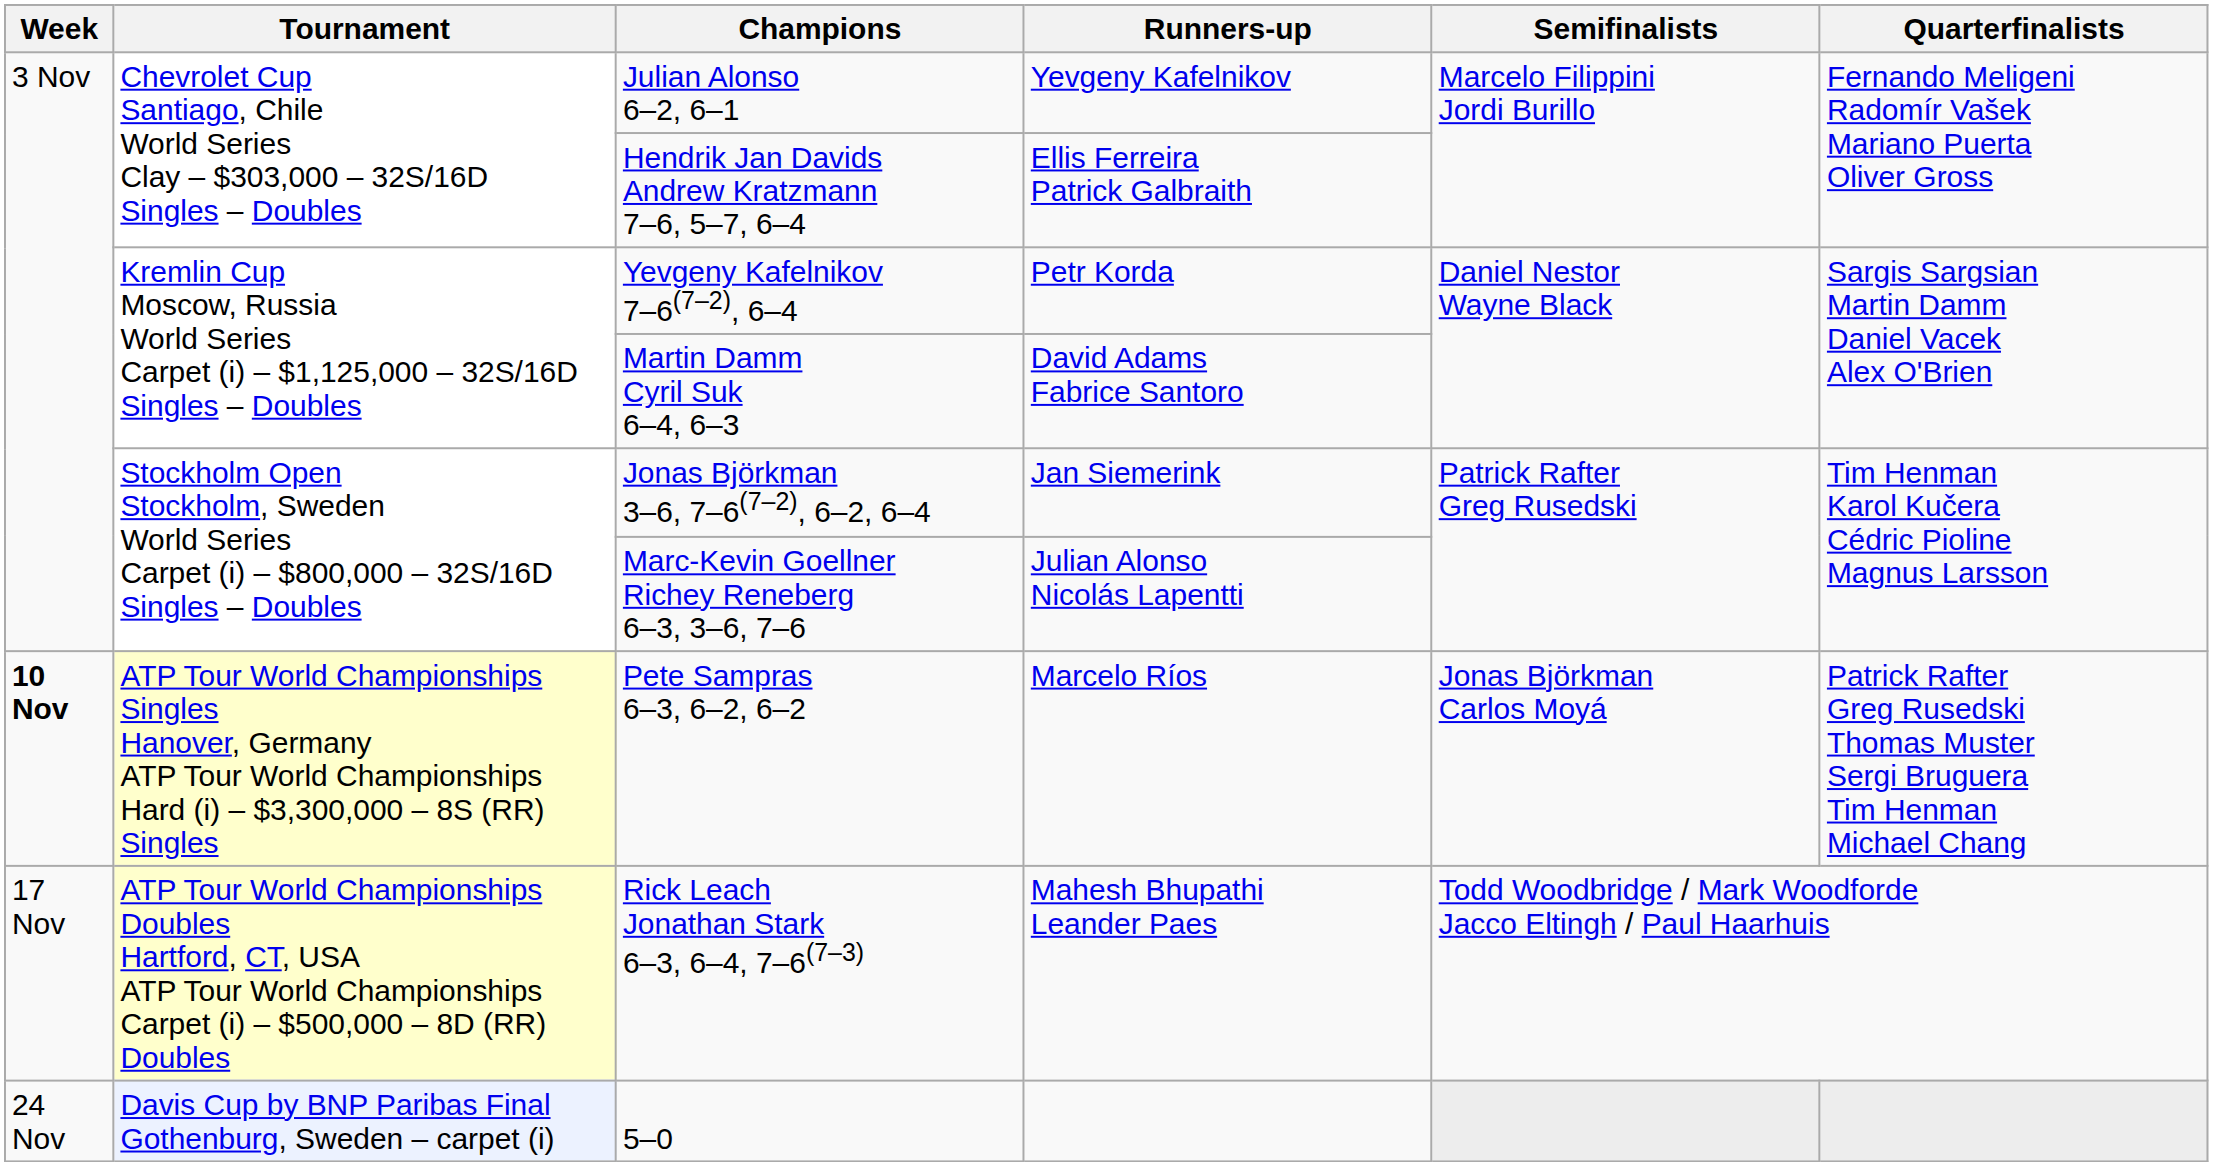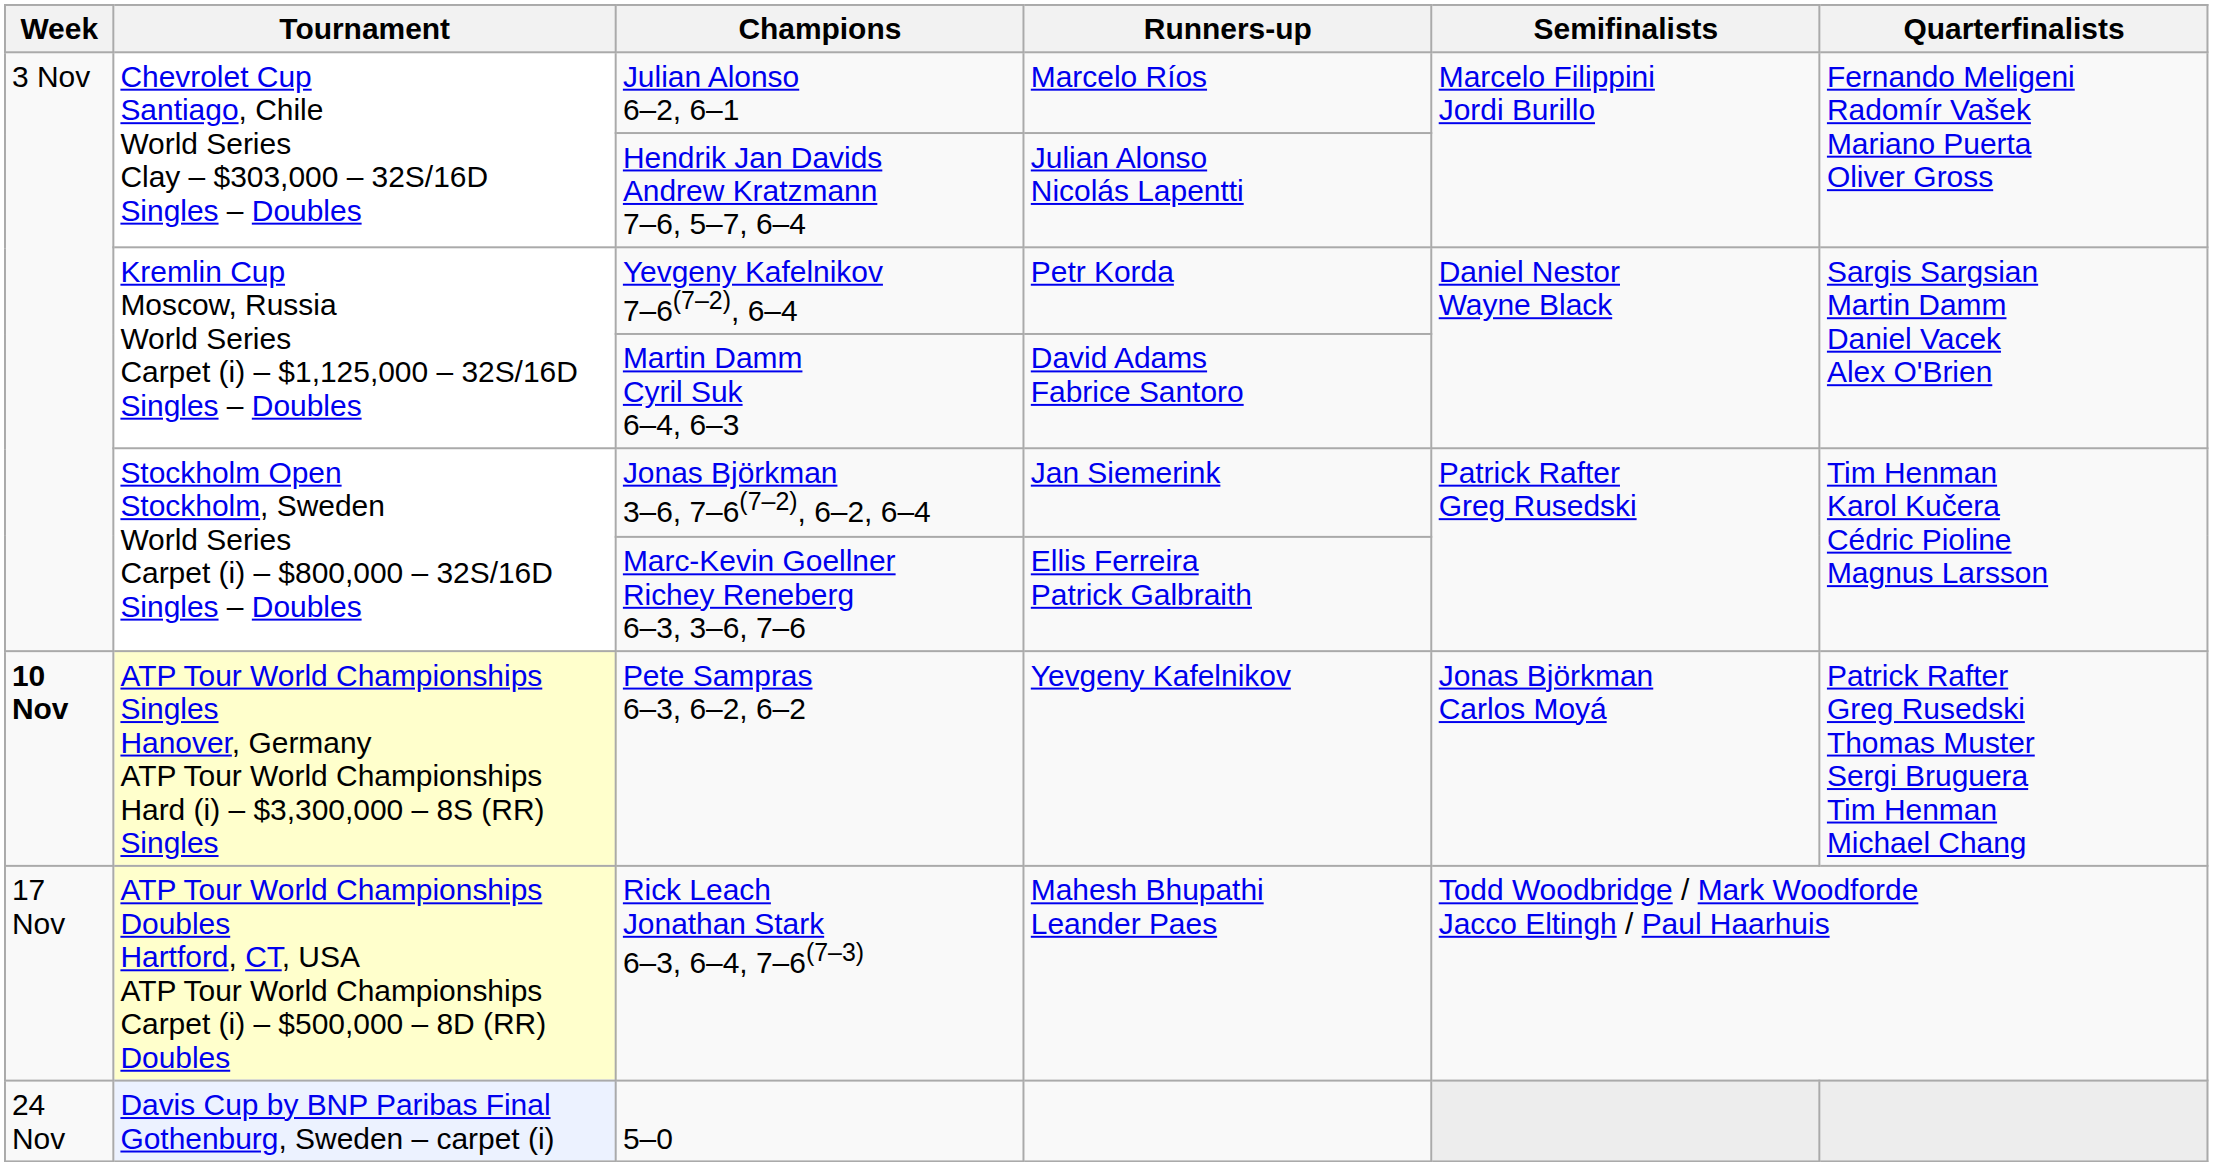(1161, 76) Yevgeny Kafelnikov -> (1119, 76) Marcelo Ríos
(1141, 174) Ellis Ferreira Patrick Galbraith -> (1137, 174) Julian Alonso Nicolás Lapentti
(1137, 577) Julian Alonso Nicolás Lapentti -> (1141, 577) Ellis Ferreira Patrick Galbraith
(1119, 674) Marcelo Ríos -> (1161, 674) Yevgeny Kafelnikov
